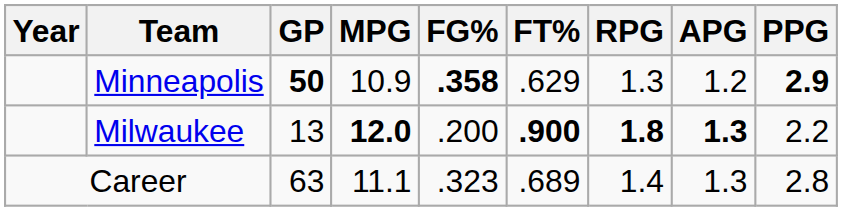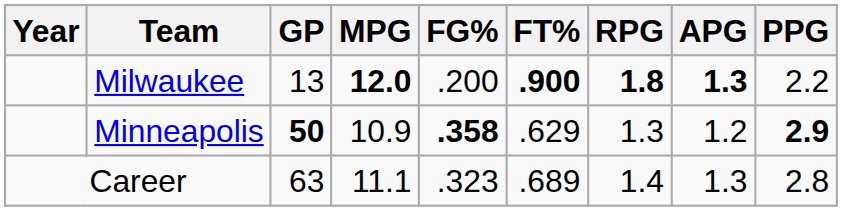rows swapped: (179, 81) <-> (169, 131)
